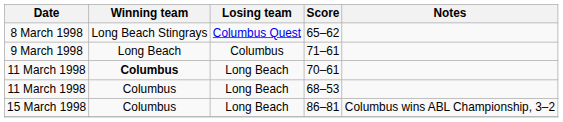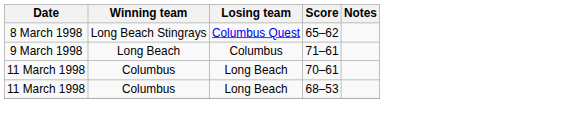(149, 70) bold -> (149, 70) normal
- row: (323, 107)
